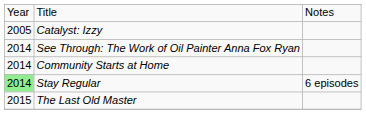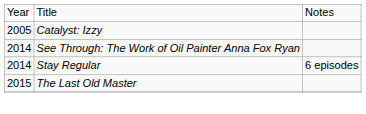- row: (103, 65)
(19, 83) lightgreen background -> (19, 65) no background
